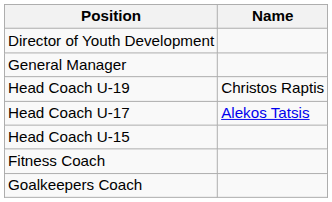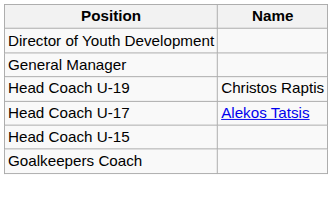- row: (57, 161)
